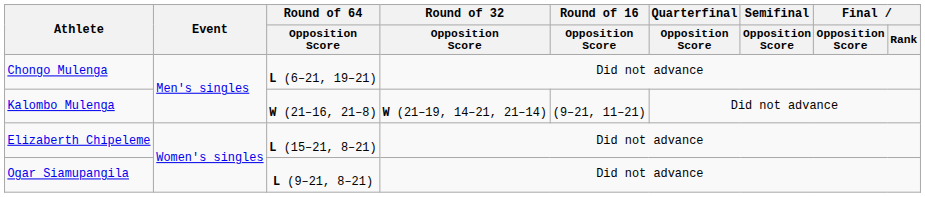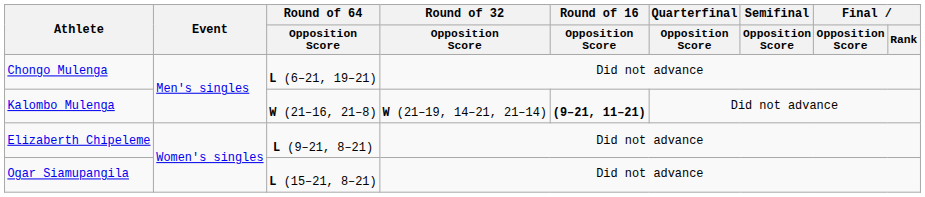(599, 113) normal -> (599, 113) bold
(323, 147) L (15–21, 8–21) -> (323, 147) L (9–21, 8–21)
(323, 182) L (9–21, 8–21) -> (323, 182) L (15–21, 8–21)
